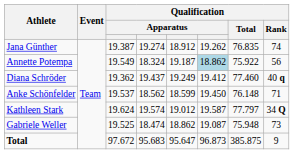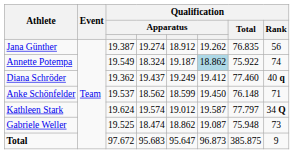(276, 47) 74 -> (276, 47) 56
(276, 63) 56 -> (276, 63) 74
